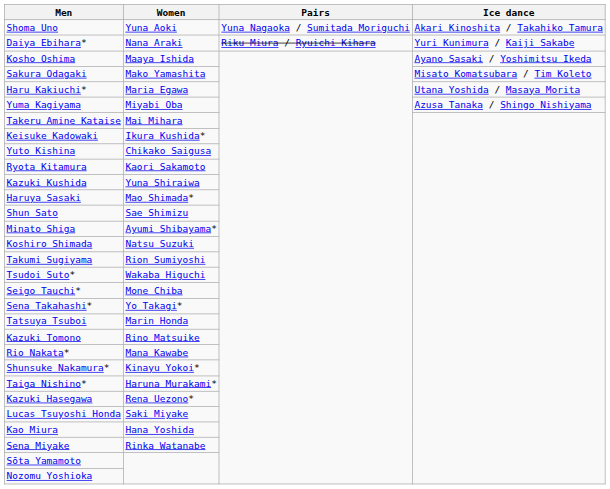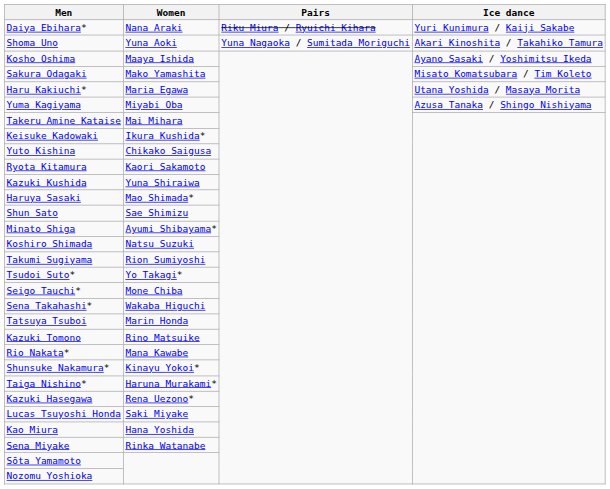rows swapped: (32, 28) <-> (47, 43)
(165, 275) Wakaba Higuchi -> (154, 275) Yo Takagi*
(154, 306) Yo Takagi* -> (165, 306) Wakaba Higuchi
